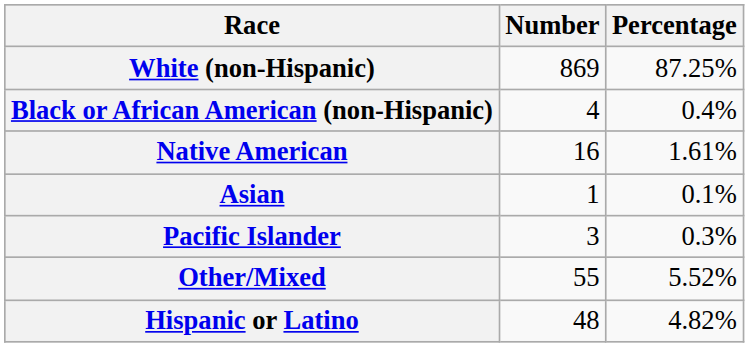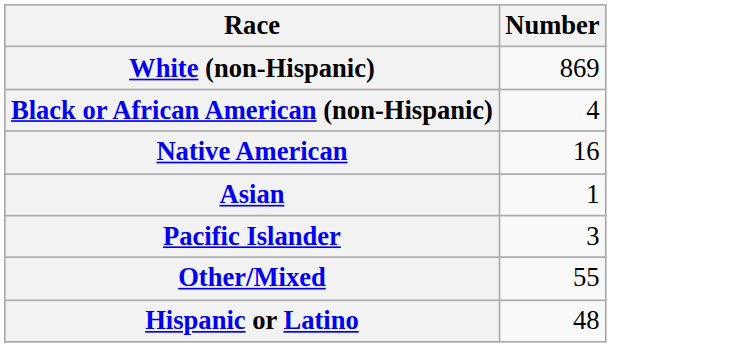- column: (674, 25)
